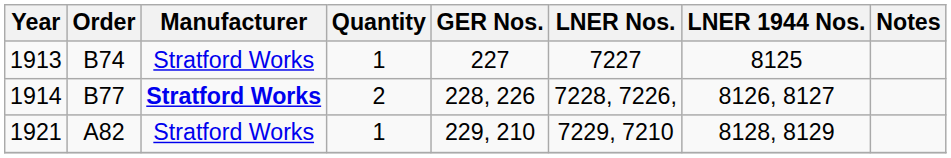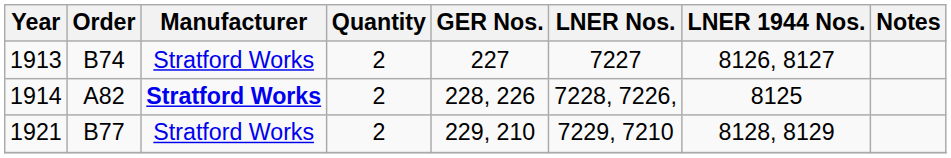(379, 59) 1 -> (379, 59) 2
(777, 59) 8125 -> (777, 59) 8126, 8127
(104, 96) B77 -> (104, 96) A82
(777, 96) 8126, 8127 -> (777, 96) 8125
(104, 133) A82 -> (104, 133) B77
(379, 133) 1 -> (379, 133) 2
